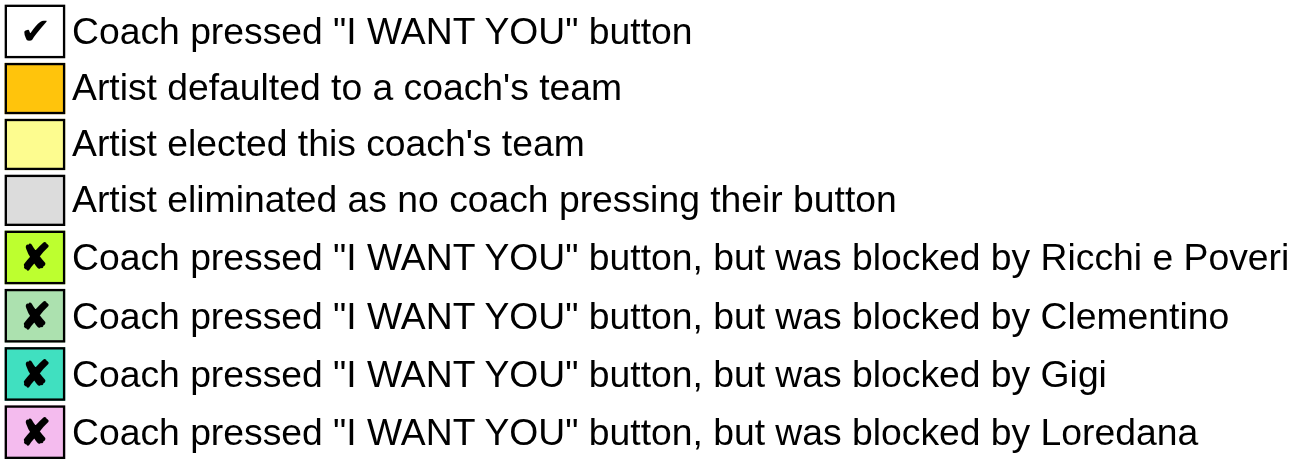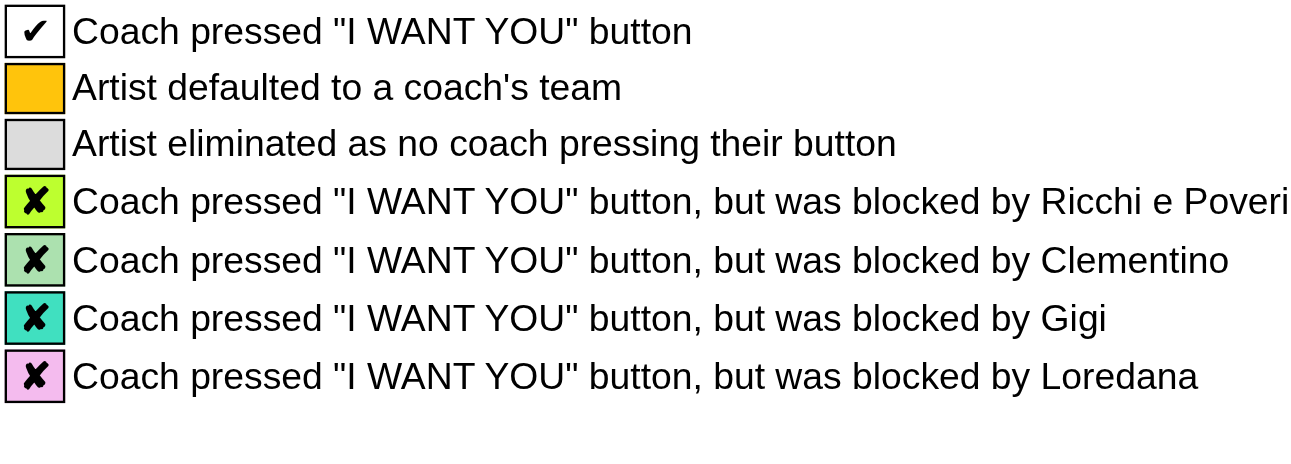- row: (328, 143)
